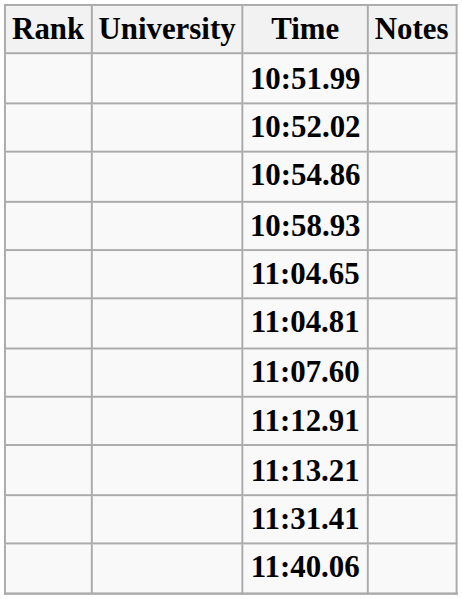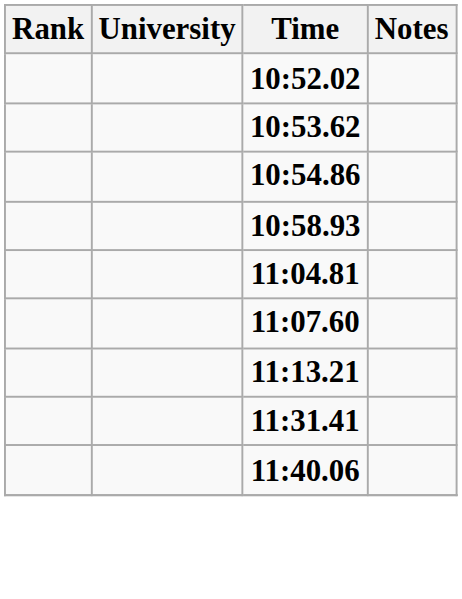- row: (305, 77)
+ row: (305, 126)
- row: (305, 273)
- row: (305, 420)
